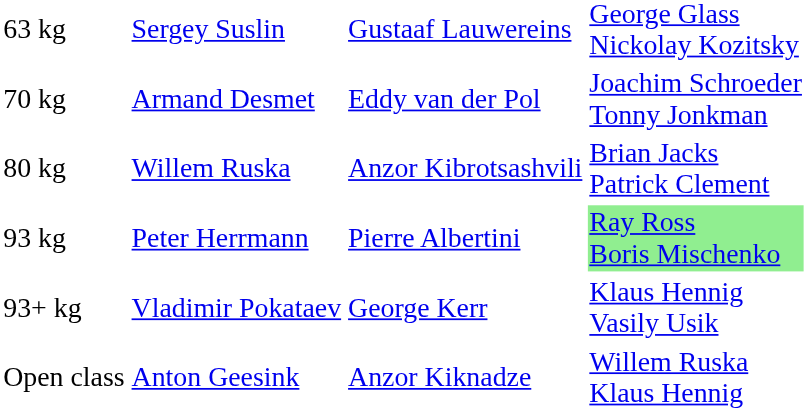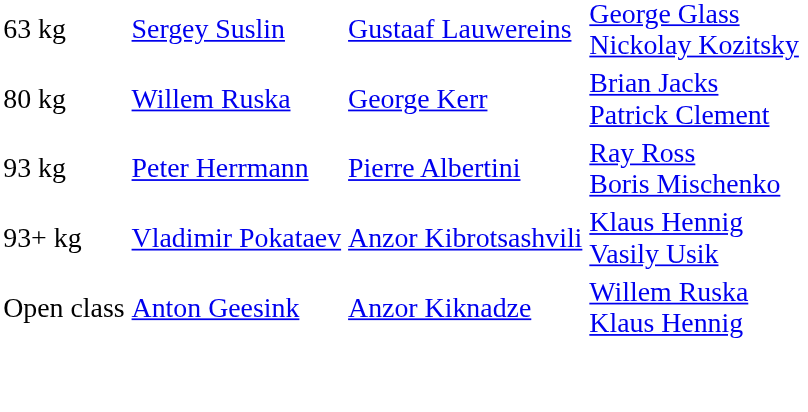- row: (35, 98)
(465, 168) Anzor Kibrotsashvili -> (418, 98) George Kerr
(685, 237) lightgreen background -> (685, 168) no background
(418, 307) George Kerr -> (465, 237) Anzor Kibrotsashvili
